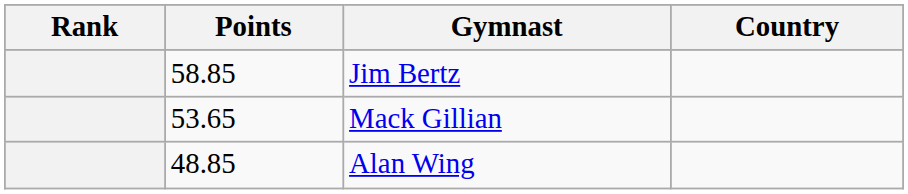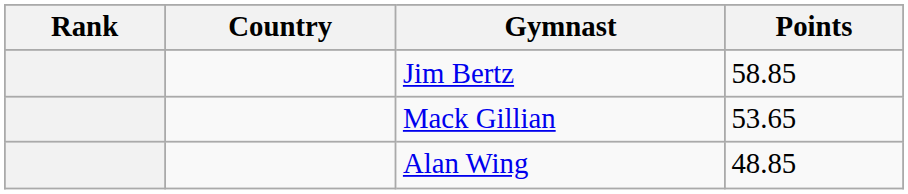columns swapped: (787, 27) <-> (253, 27)
